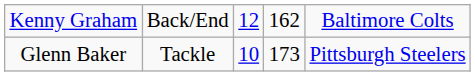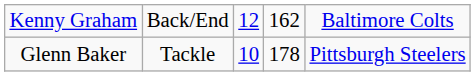(284, 53) 173 -> (284, 53) 178
